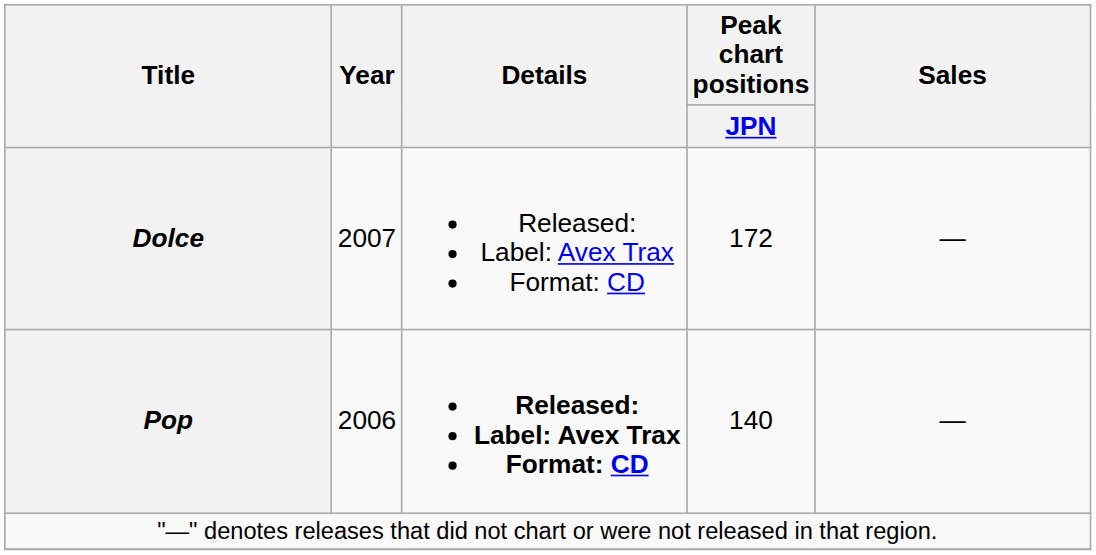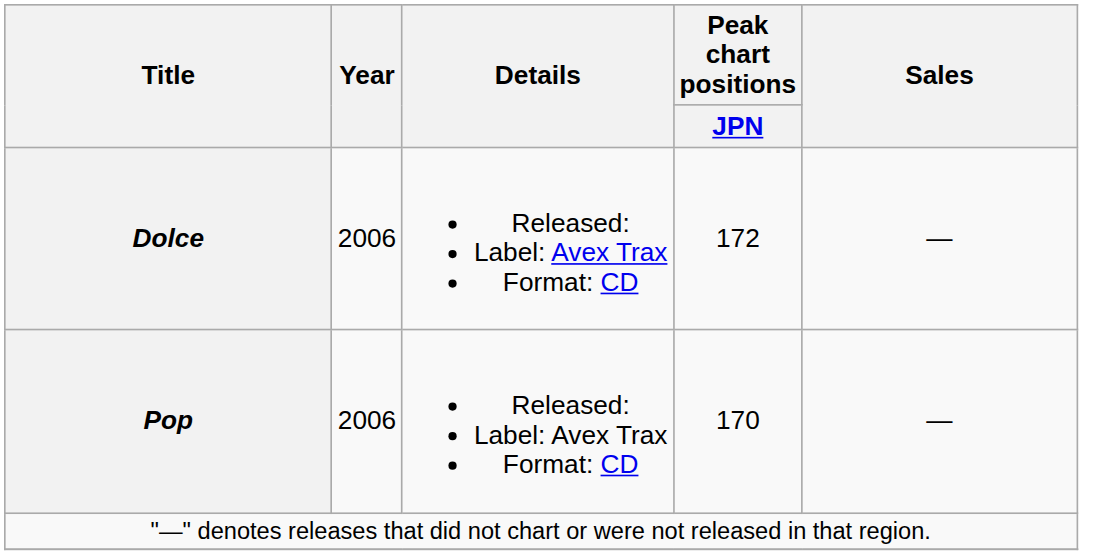(367, 238) 2007 -> (367, 238) 2006
(544, 436) bold -> (538, 436) normal
(751, 420) 140 -> (738, 420) 170
